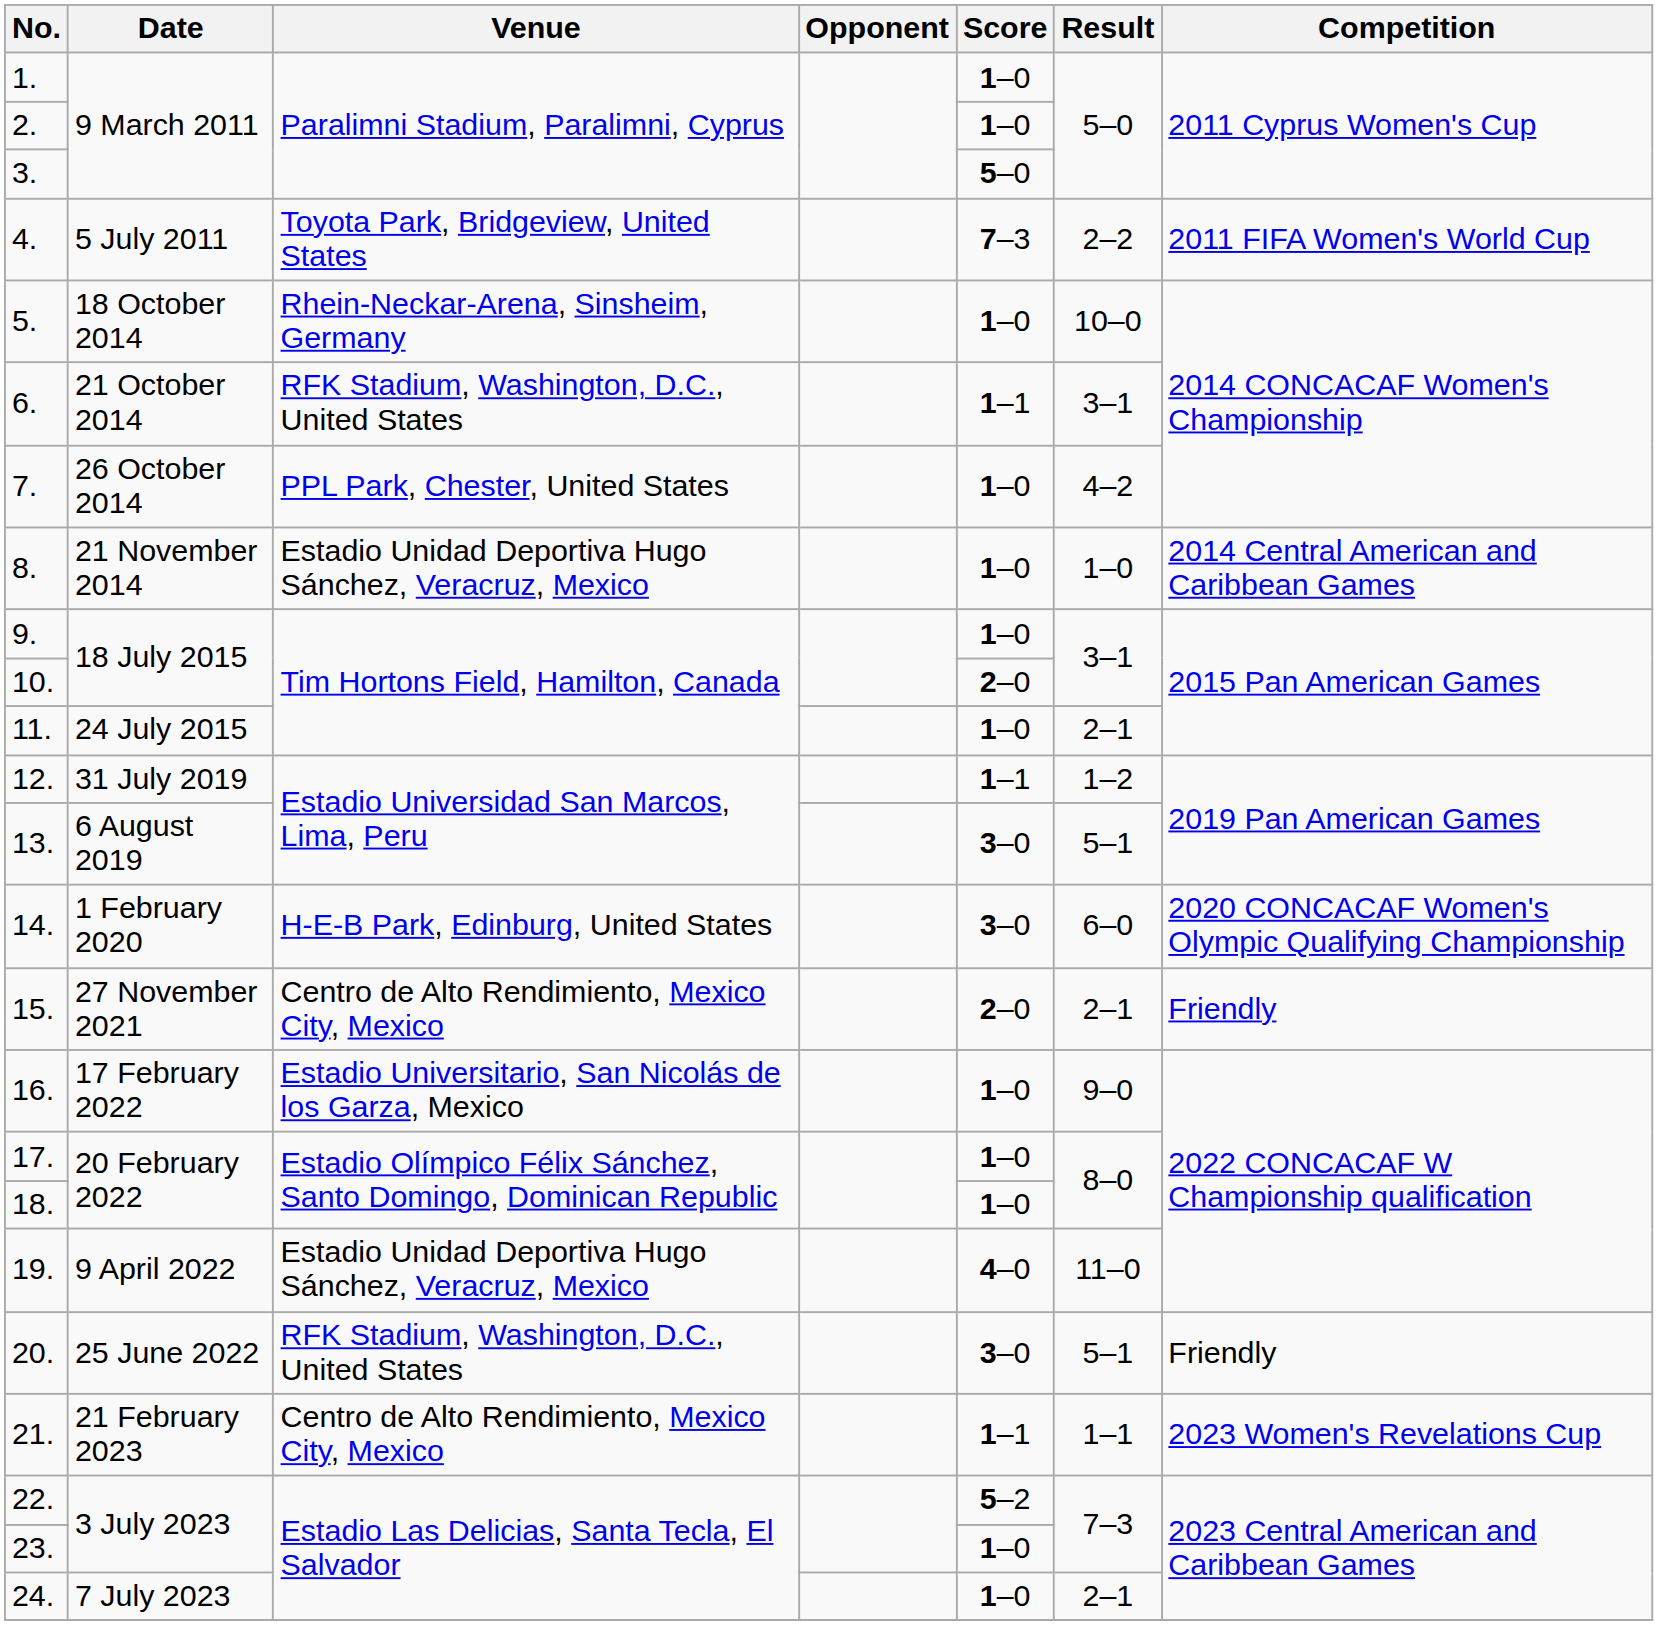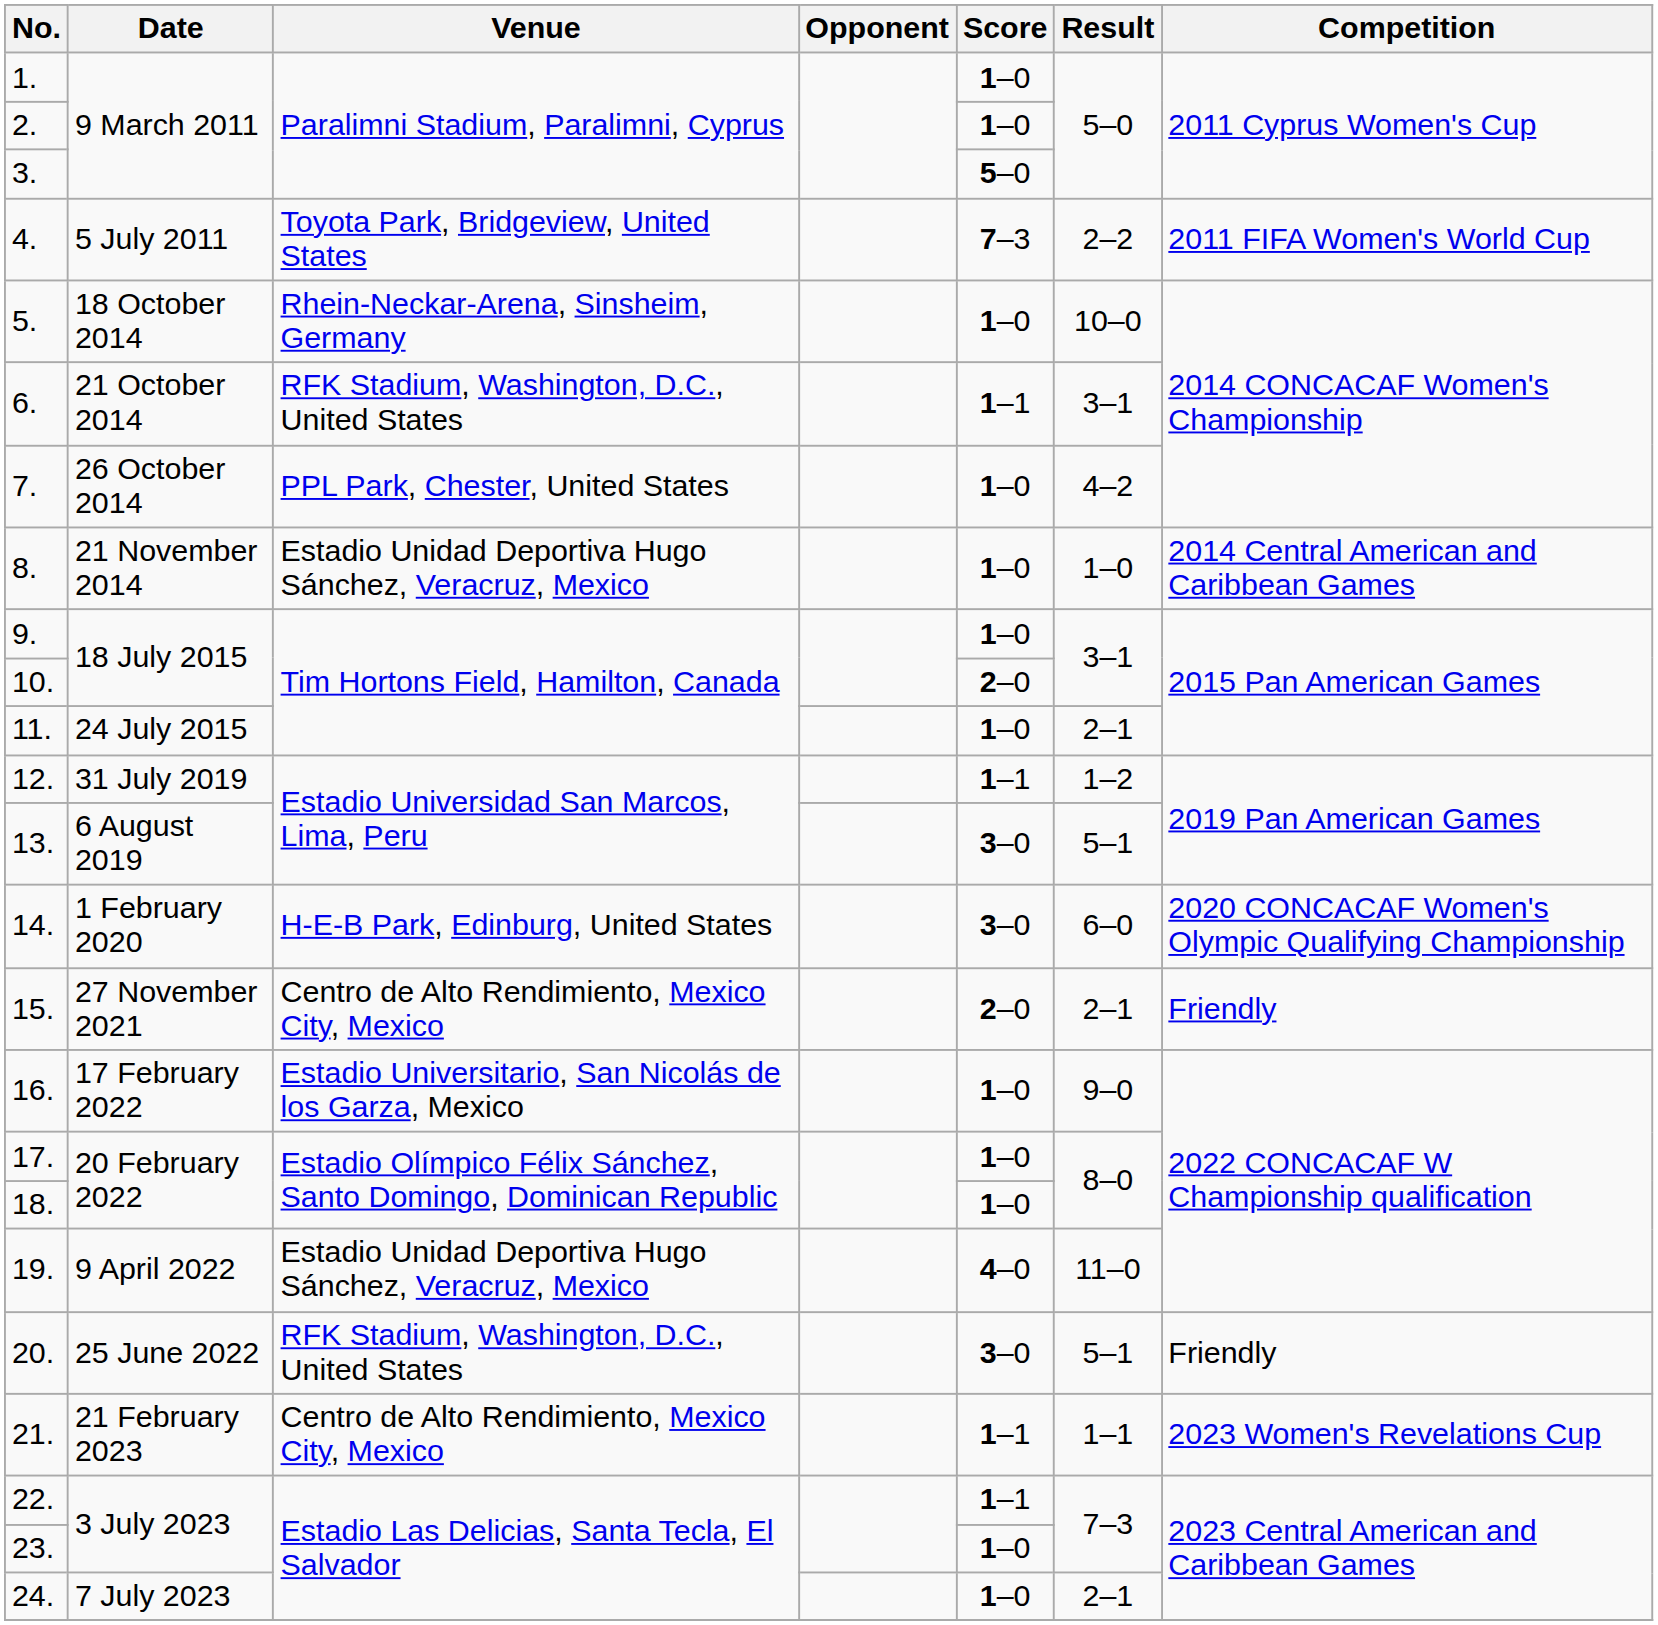(1005, 1499) 5–2 -> (1005, 1499) 1–1
